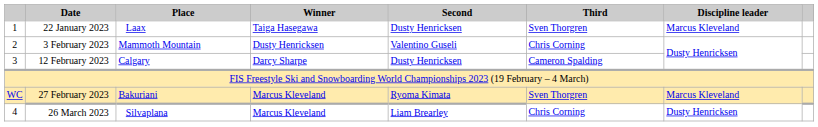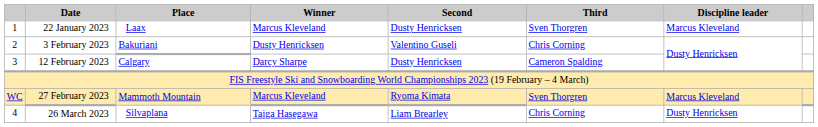(285, 28) Taiga Hasegawa -> (289, 28) Marcus Kleveland
(160, 44) Mammoth Mountain -> (138, 44) Bakuriani
(138, 94) Bakuriani -> (160, 96) Mammoth Mountain
(289, 112) Marcus Kleveland -> (285, 113) Taiga Hasegawa
